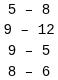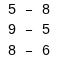- row: (29, 31)
